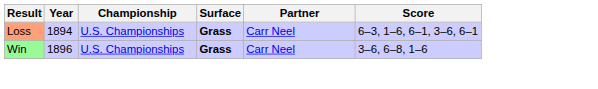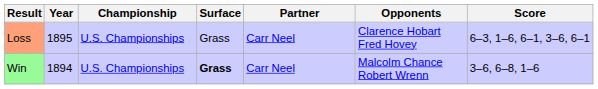+ column: (411, 13)
(60, 31) 1894 -> (60, 37) 1895
(216, 31) bold -> (215, 37) normal
(60, 49) 1896 -> (60, 68) 1894
